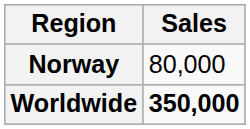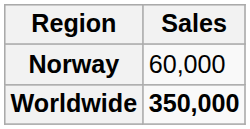(187, 64) 80,000 -> (187, 64) 60,000
